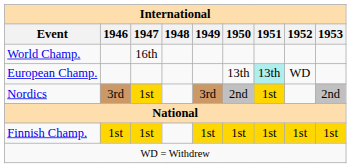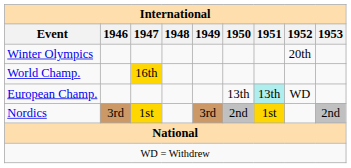+ row: (50, 53)
(146, 53) no background -> (146, 73) gold background
- row: (47, 133)
